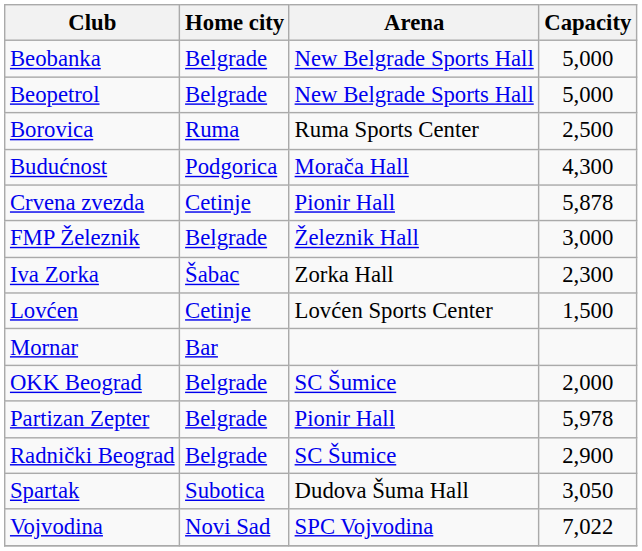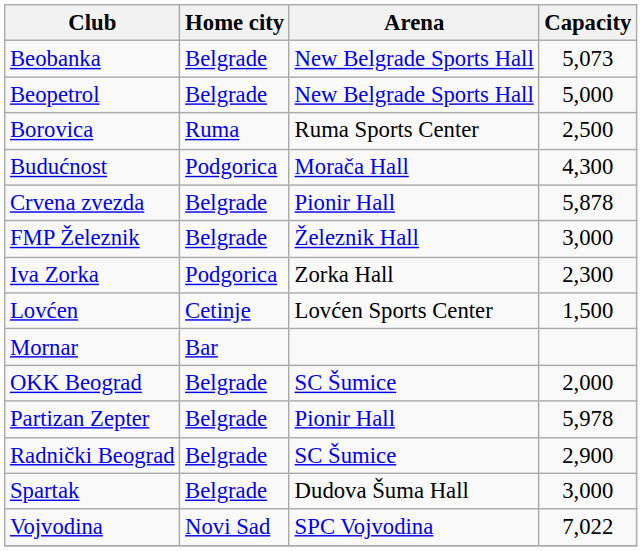(588, 58) 5,000 -> (588, 58) 5,073
(218, 202) Cetinje -> (226, 202) Belgrade
(212, 274) Šabac -> (231, 274) Podgorica
(225, 490) Subotica -> (226, 490) Belgrade
(588, 490) 3,050 -> (588, 490) 3,000
